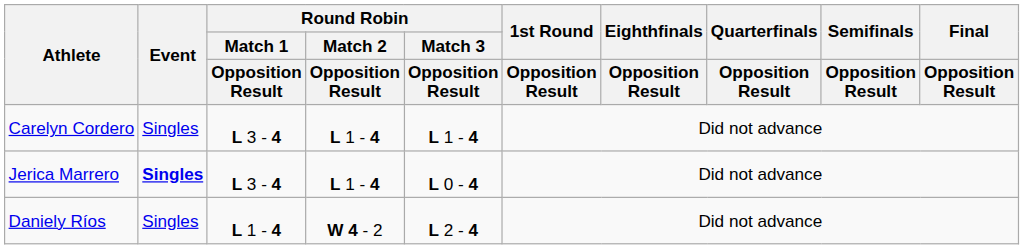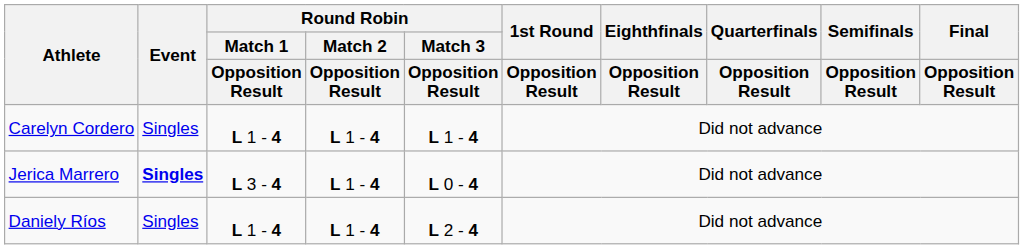(256, 138) L 3 - 4 -> (256, 138) L 1 - 4
(355, 230) W 4 - 2 -> (355, 230) L 1 - 4
